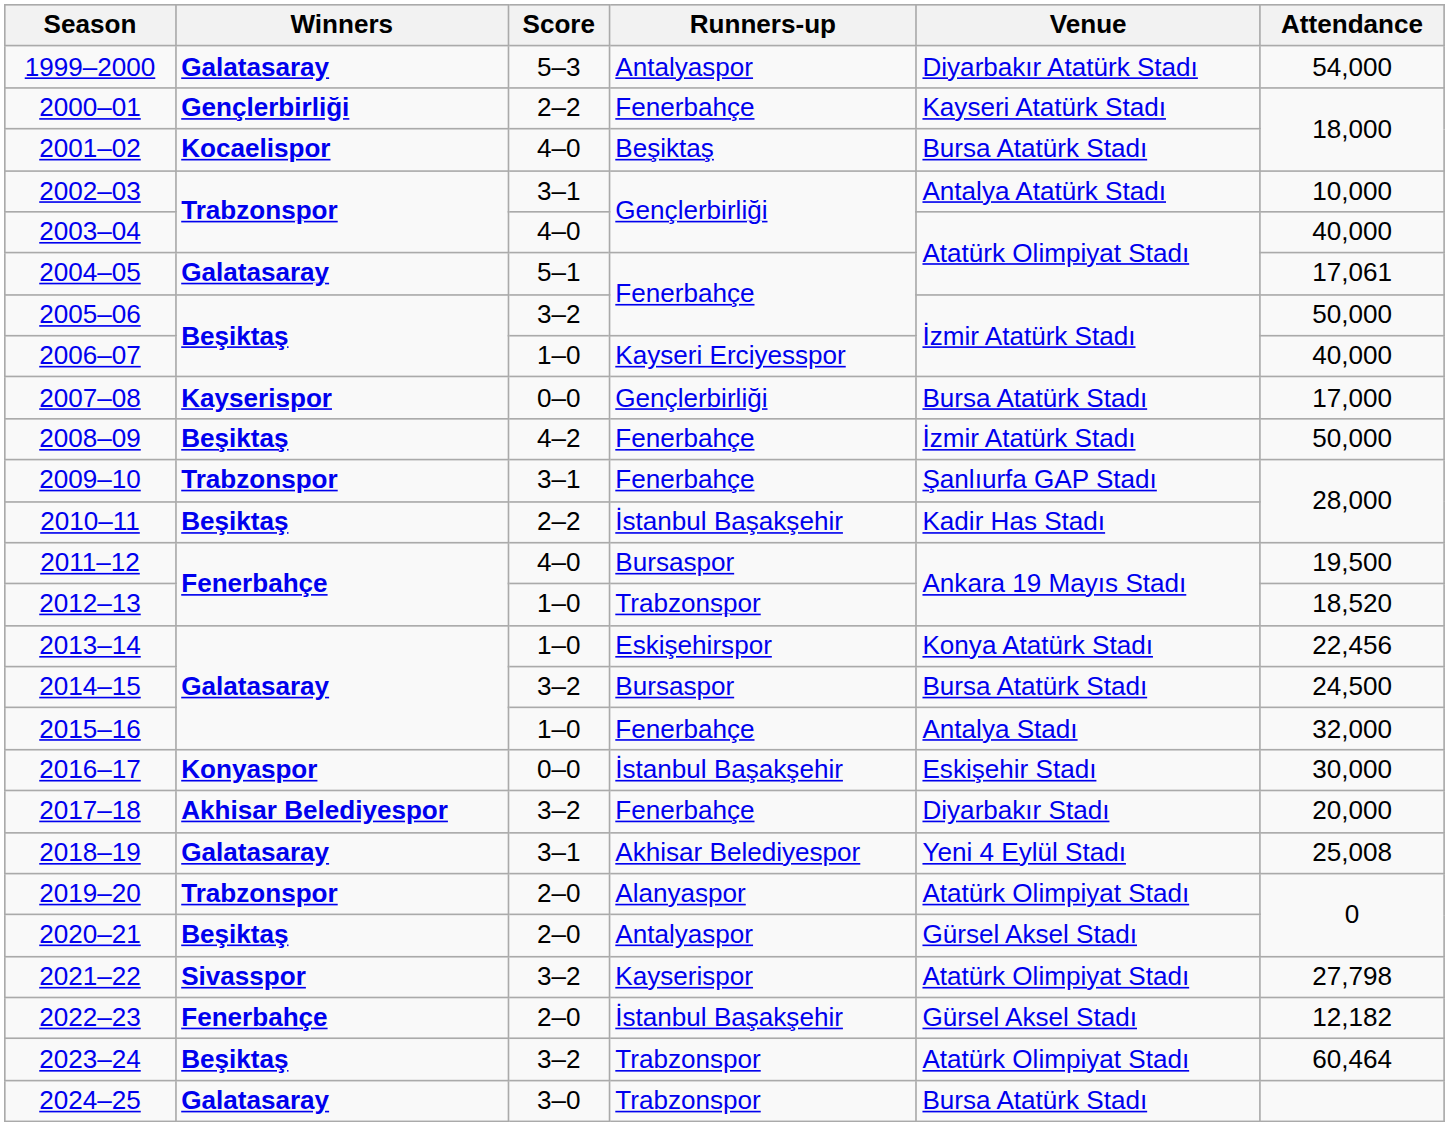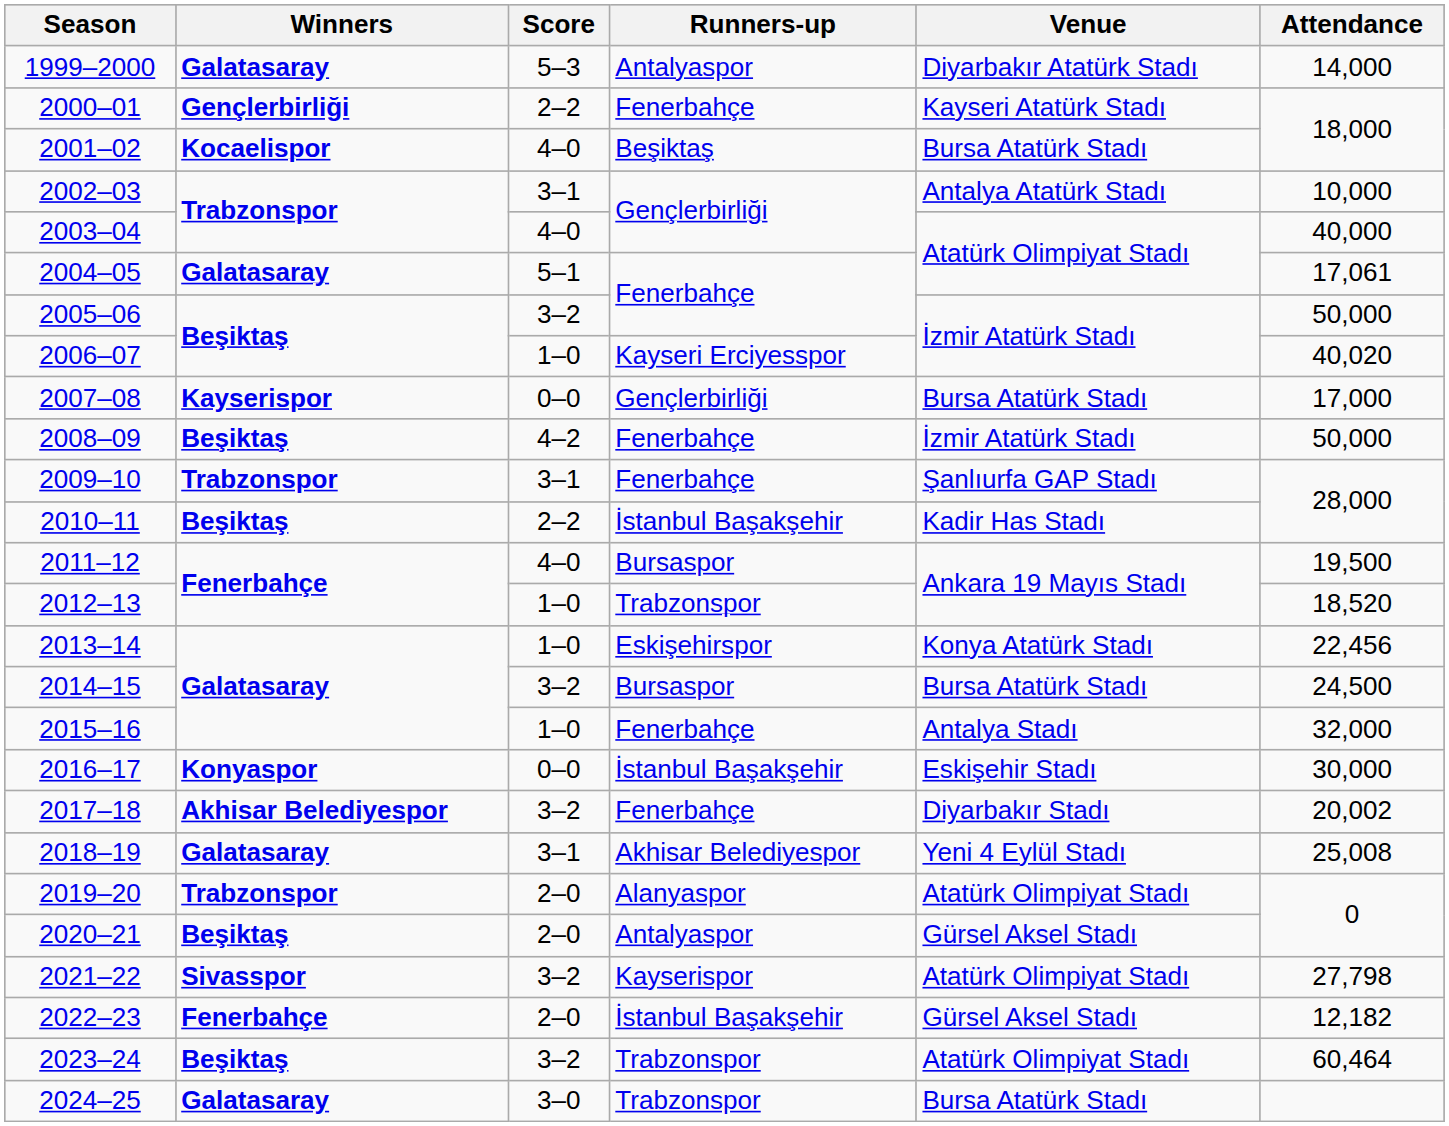(1352, 66) 54,000 -> (1352, 66) 14,000
(1352, 356) 40,000 -> (1352, 356) 40,020
(1352, 811) 20,000 -> (1352, 811) 20,002
